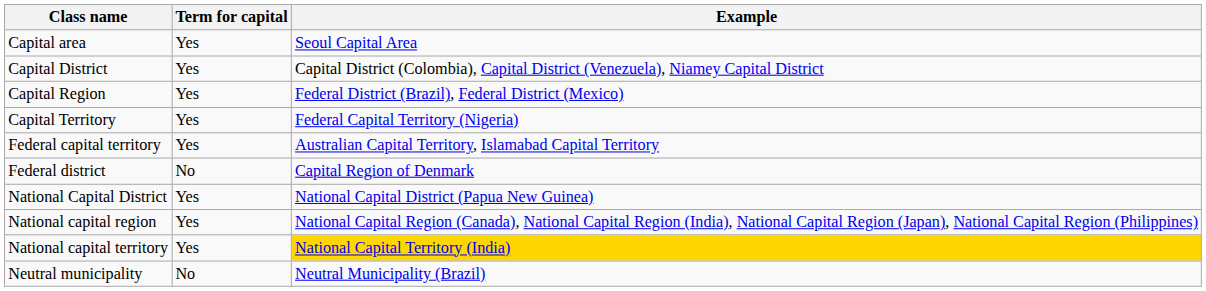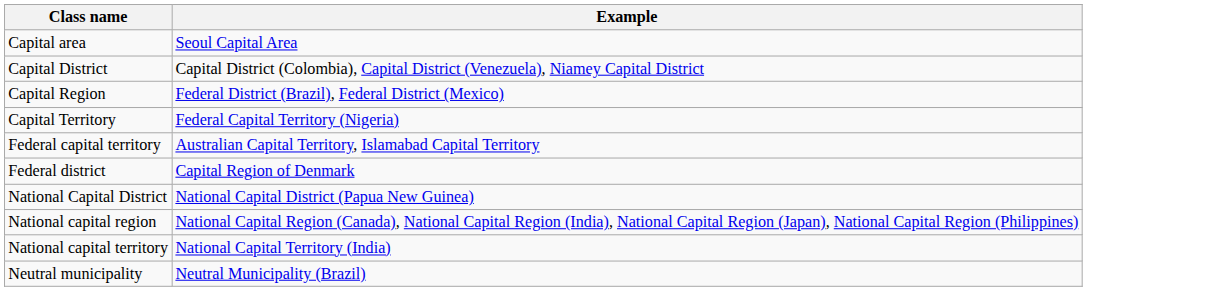- column: (232, 17)
(403, 247) gold background -> (283, 247) no background
